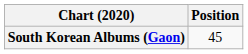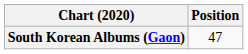(215, 37) 45 -> (215, 37) 47
